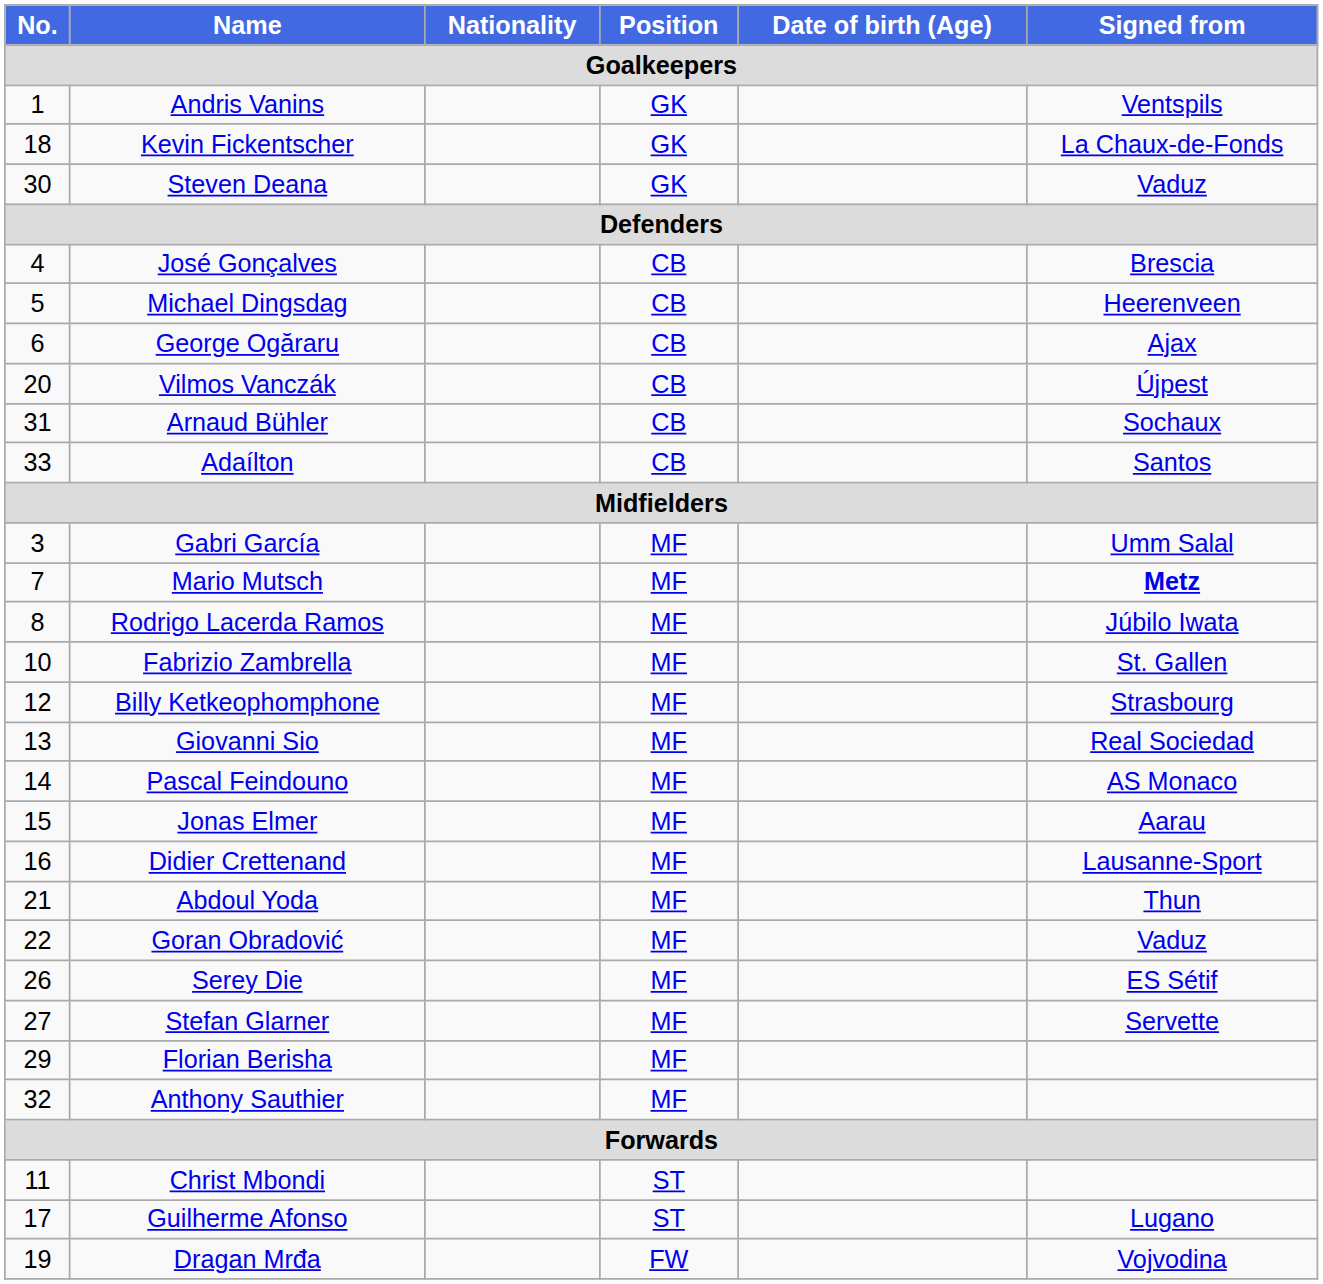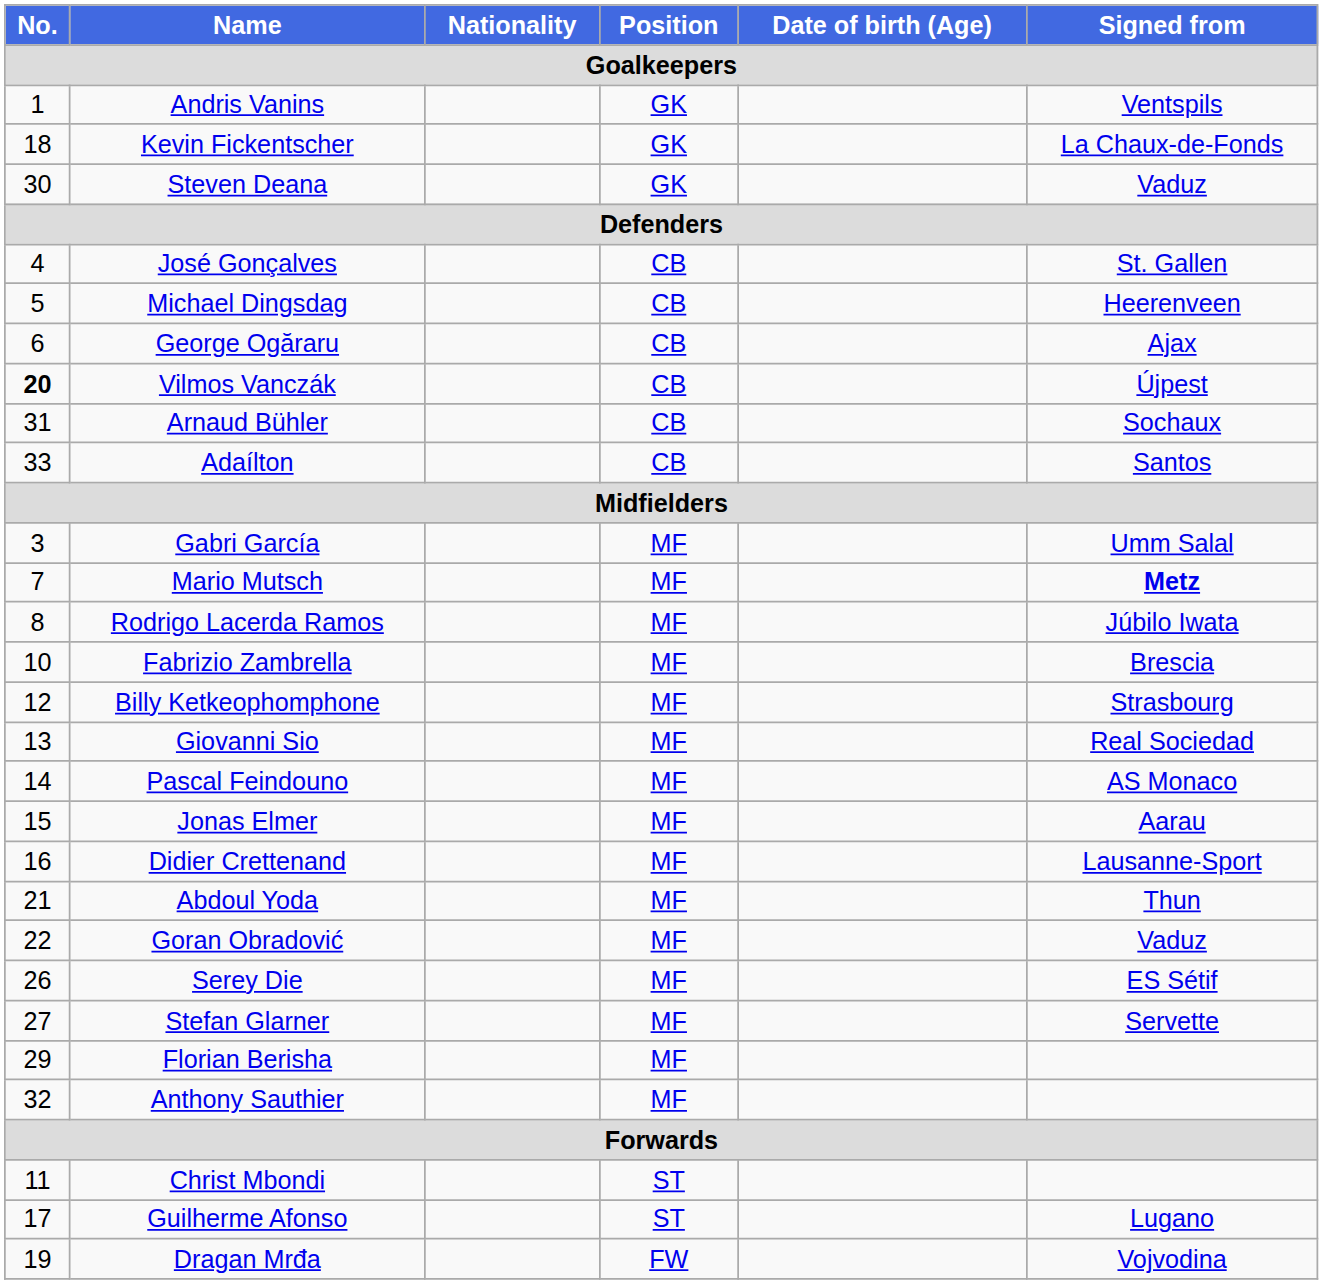(1172, 264) Brescia -> (1172, 264) St. Gallen
(37, 383) normal -> (37, 383) bold
(1172, 662) St. Gallen -> (1172, 662) Brescia
